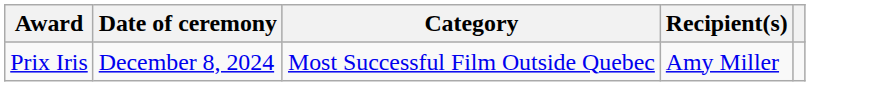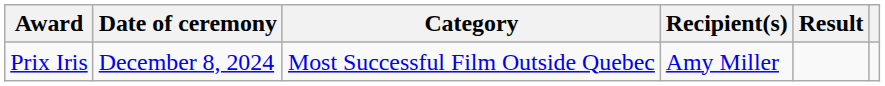+ column: (831, 23)
